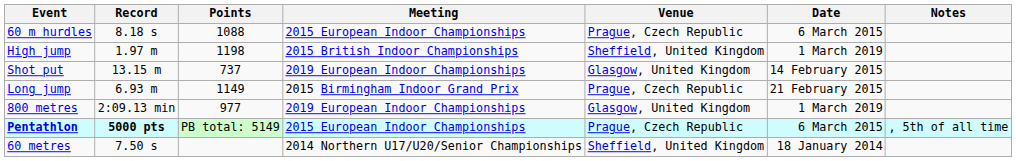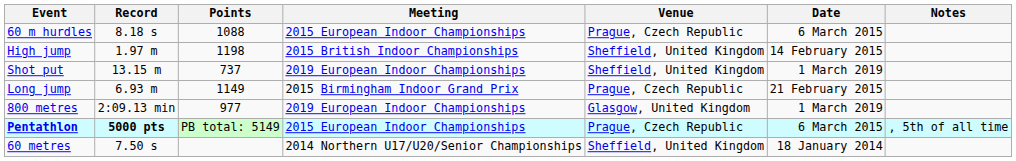(840, 52) 1 March 2019 -> (826, 52) 14 February 2015
(669, 71) Glasgow, United Kingdom -> (676, 71) Sheffield, United Kingdom
(826, 71) 14 February 2015 -> (840, 71) 1 March 2019
